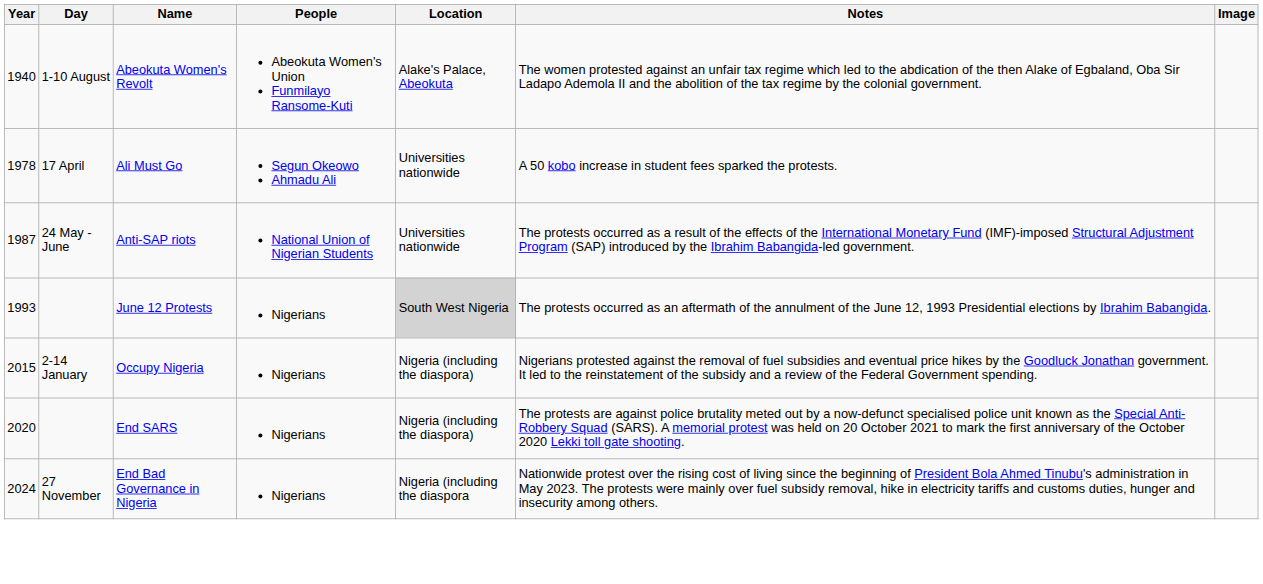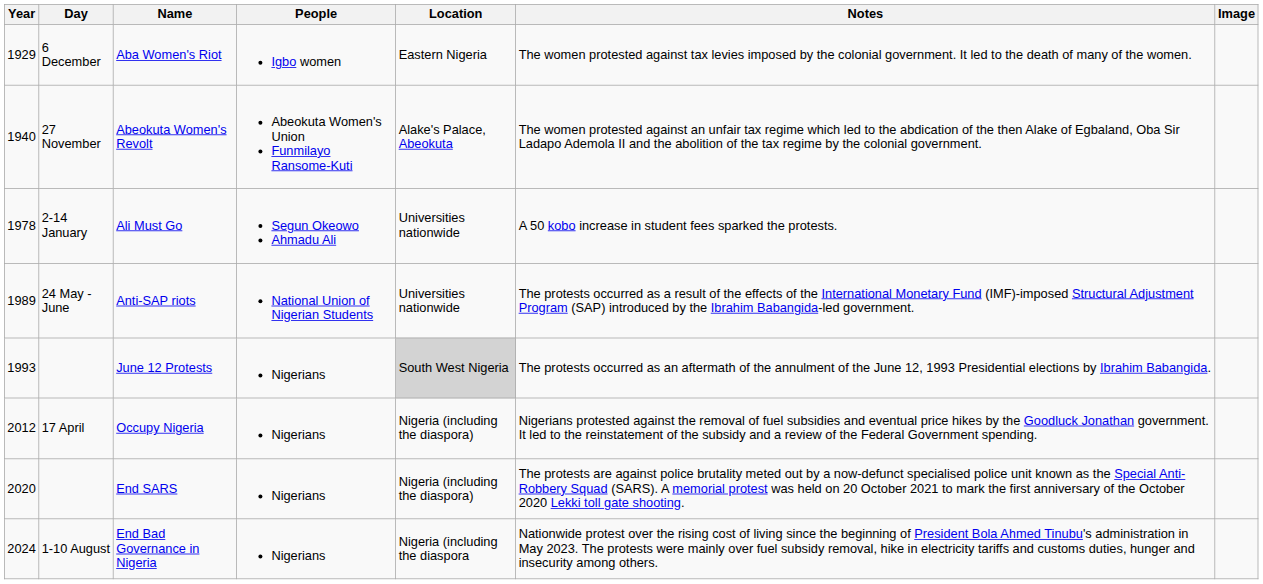+ row: (169, 54)
(76, 76) 1-10 August -> (71, 136) 27 November
(63, 165) 17 April -> (64, 225) 2-14 January
(22, 240) 1987 -> (22, 300) 1989
(22, 368) 2015 -> (22, 428) 2012
(64, 368) 2-14 January -> (63, 428) 17 April
(71, 488) 27 November -> (76, 549) 1-10 August
